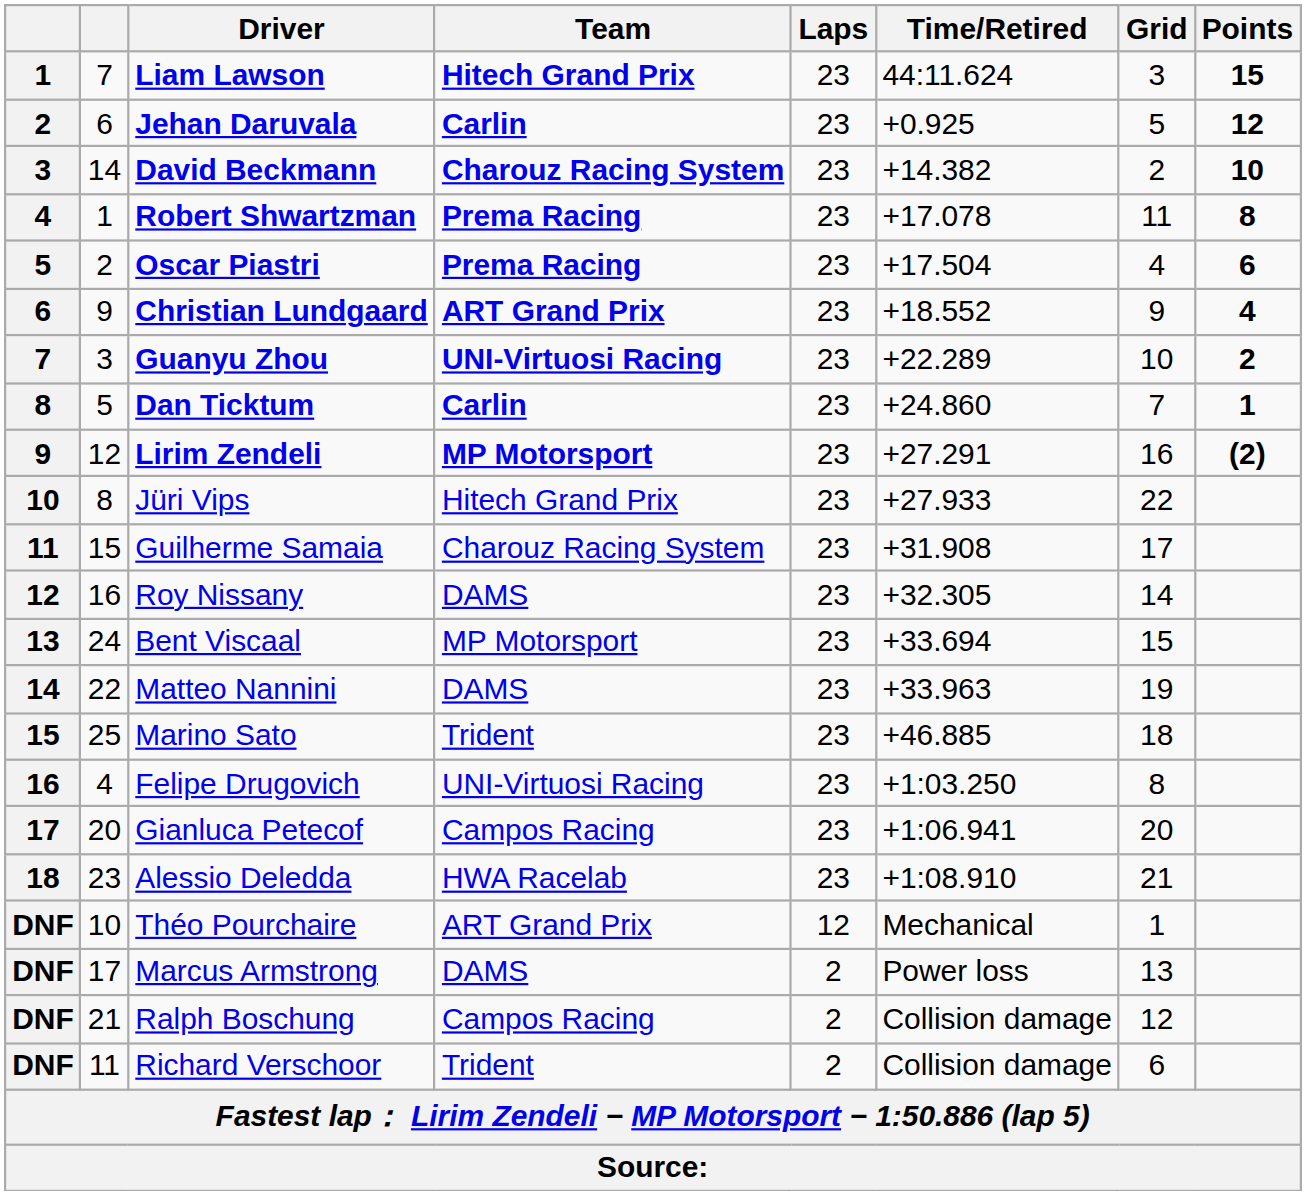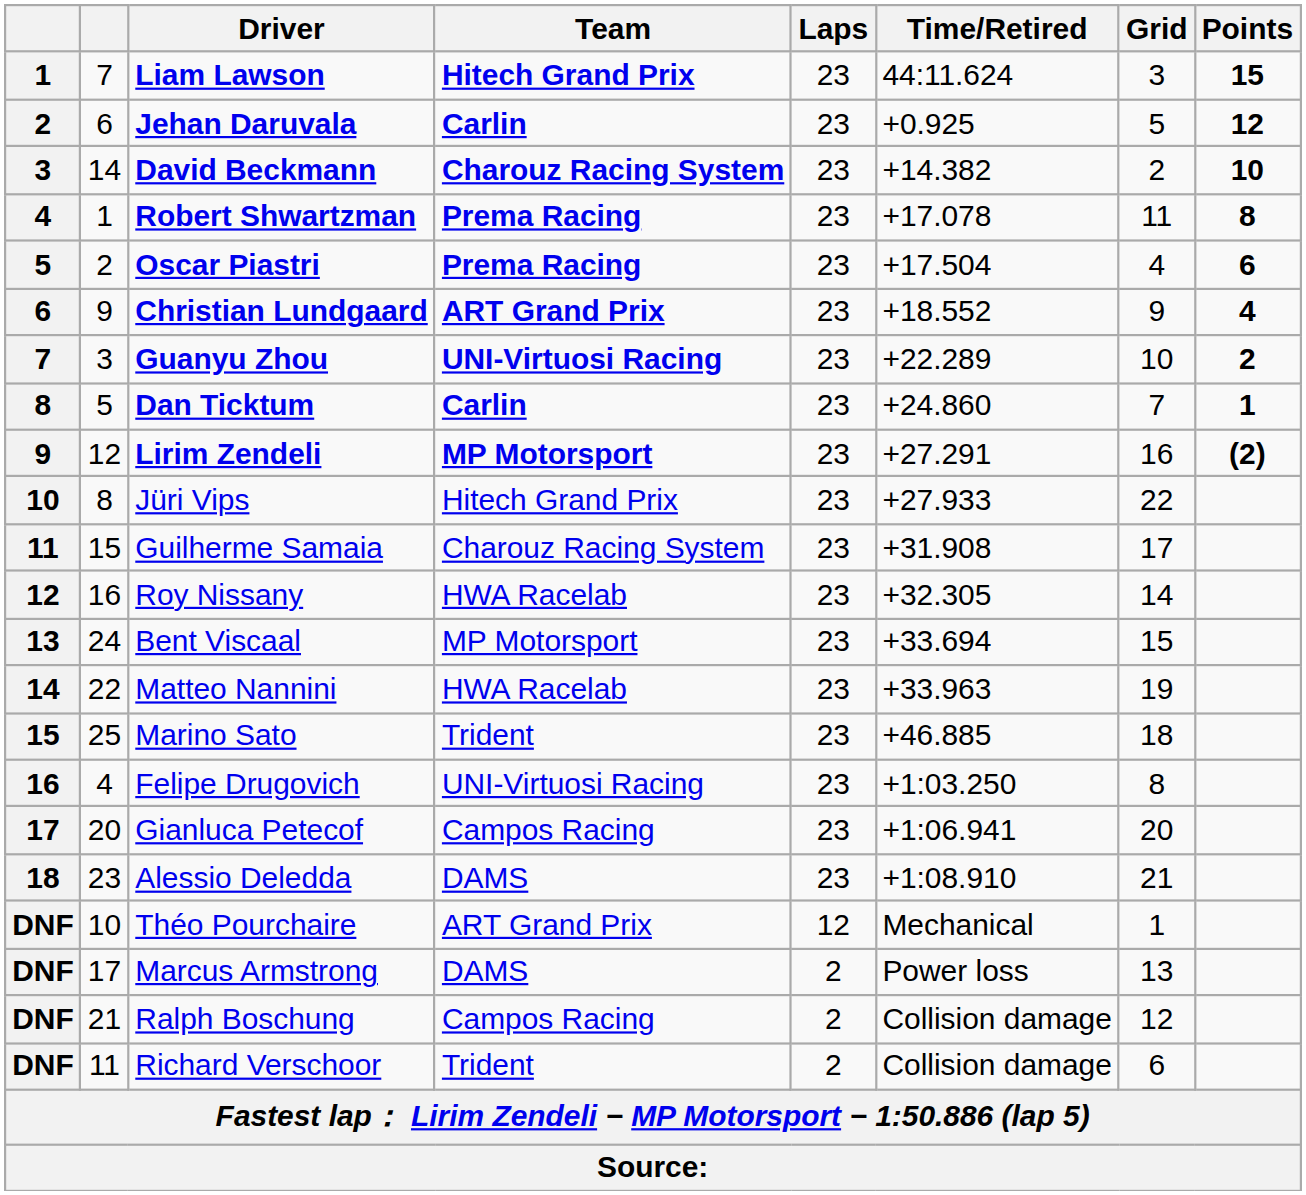(485, 594) DAMS -> (534, 594) HWA Racelab
(485, 689) DAMS -> (534, 689) HWA Racelab
(534, 877) HWA Racelab -> (485, 877) DAMS
